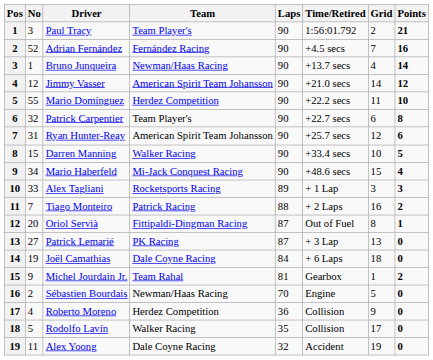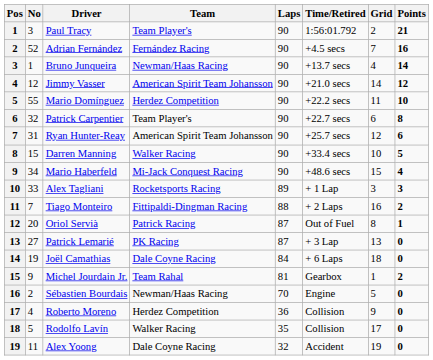(164, 206) Patrick Racing -> (190, 206) Fittipaldi-Dingman Racing
(190, 223) Fittipaldi-Dingman Racing -> (164, 223) Patrick Racing
